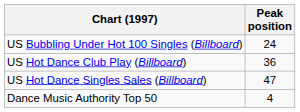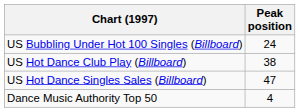(270, 62) 36 -> (270, 62) 38
